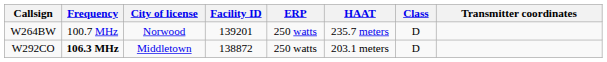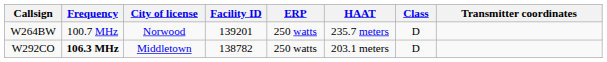(236, 48) 138872 -> (236, 48) 138782
